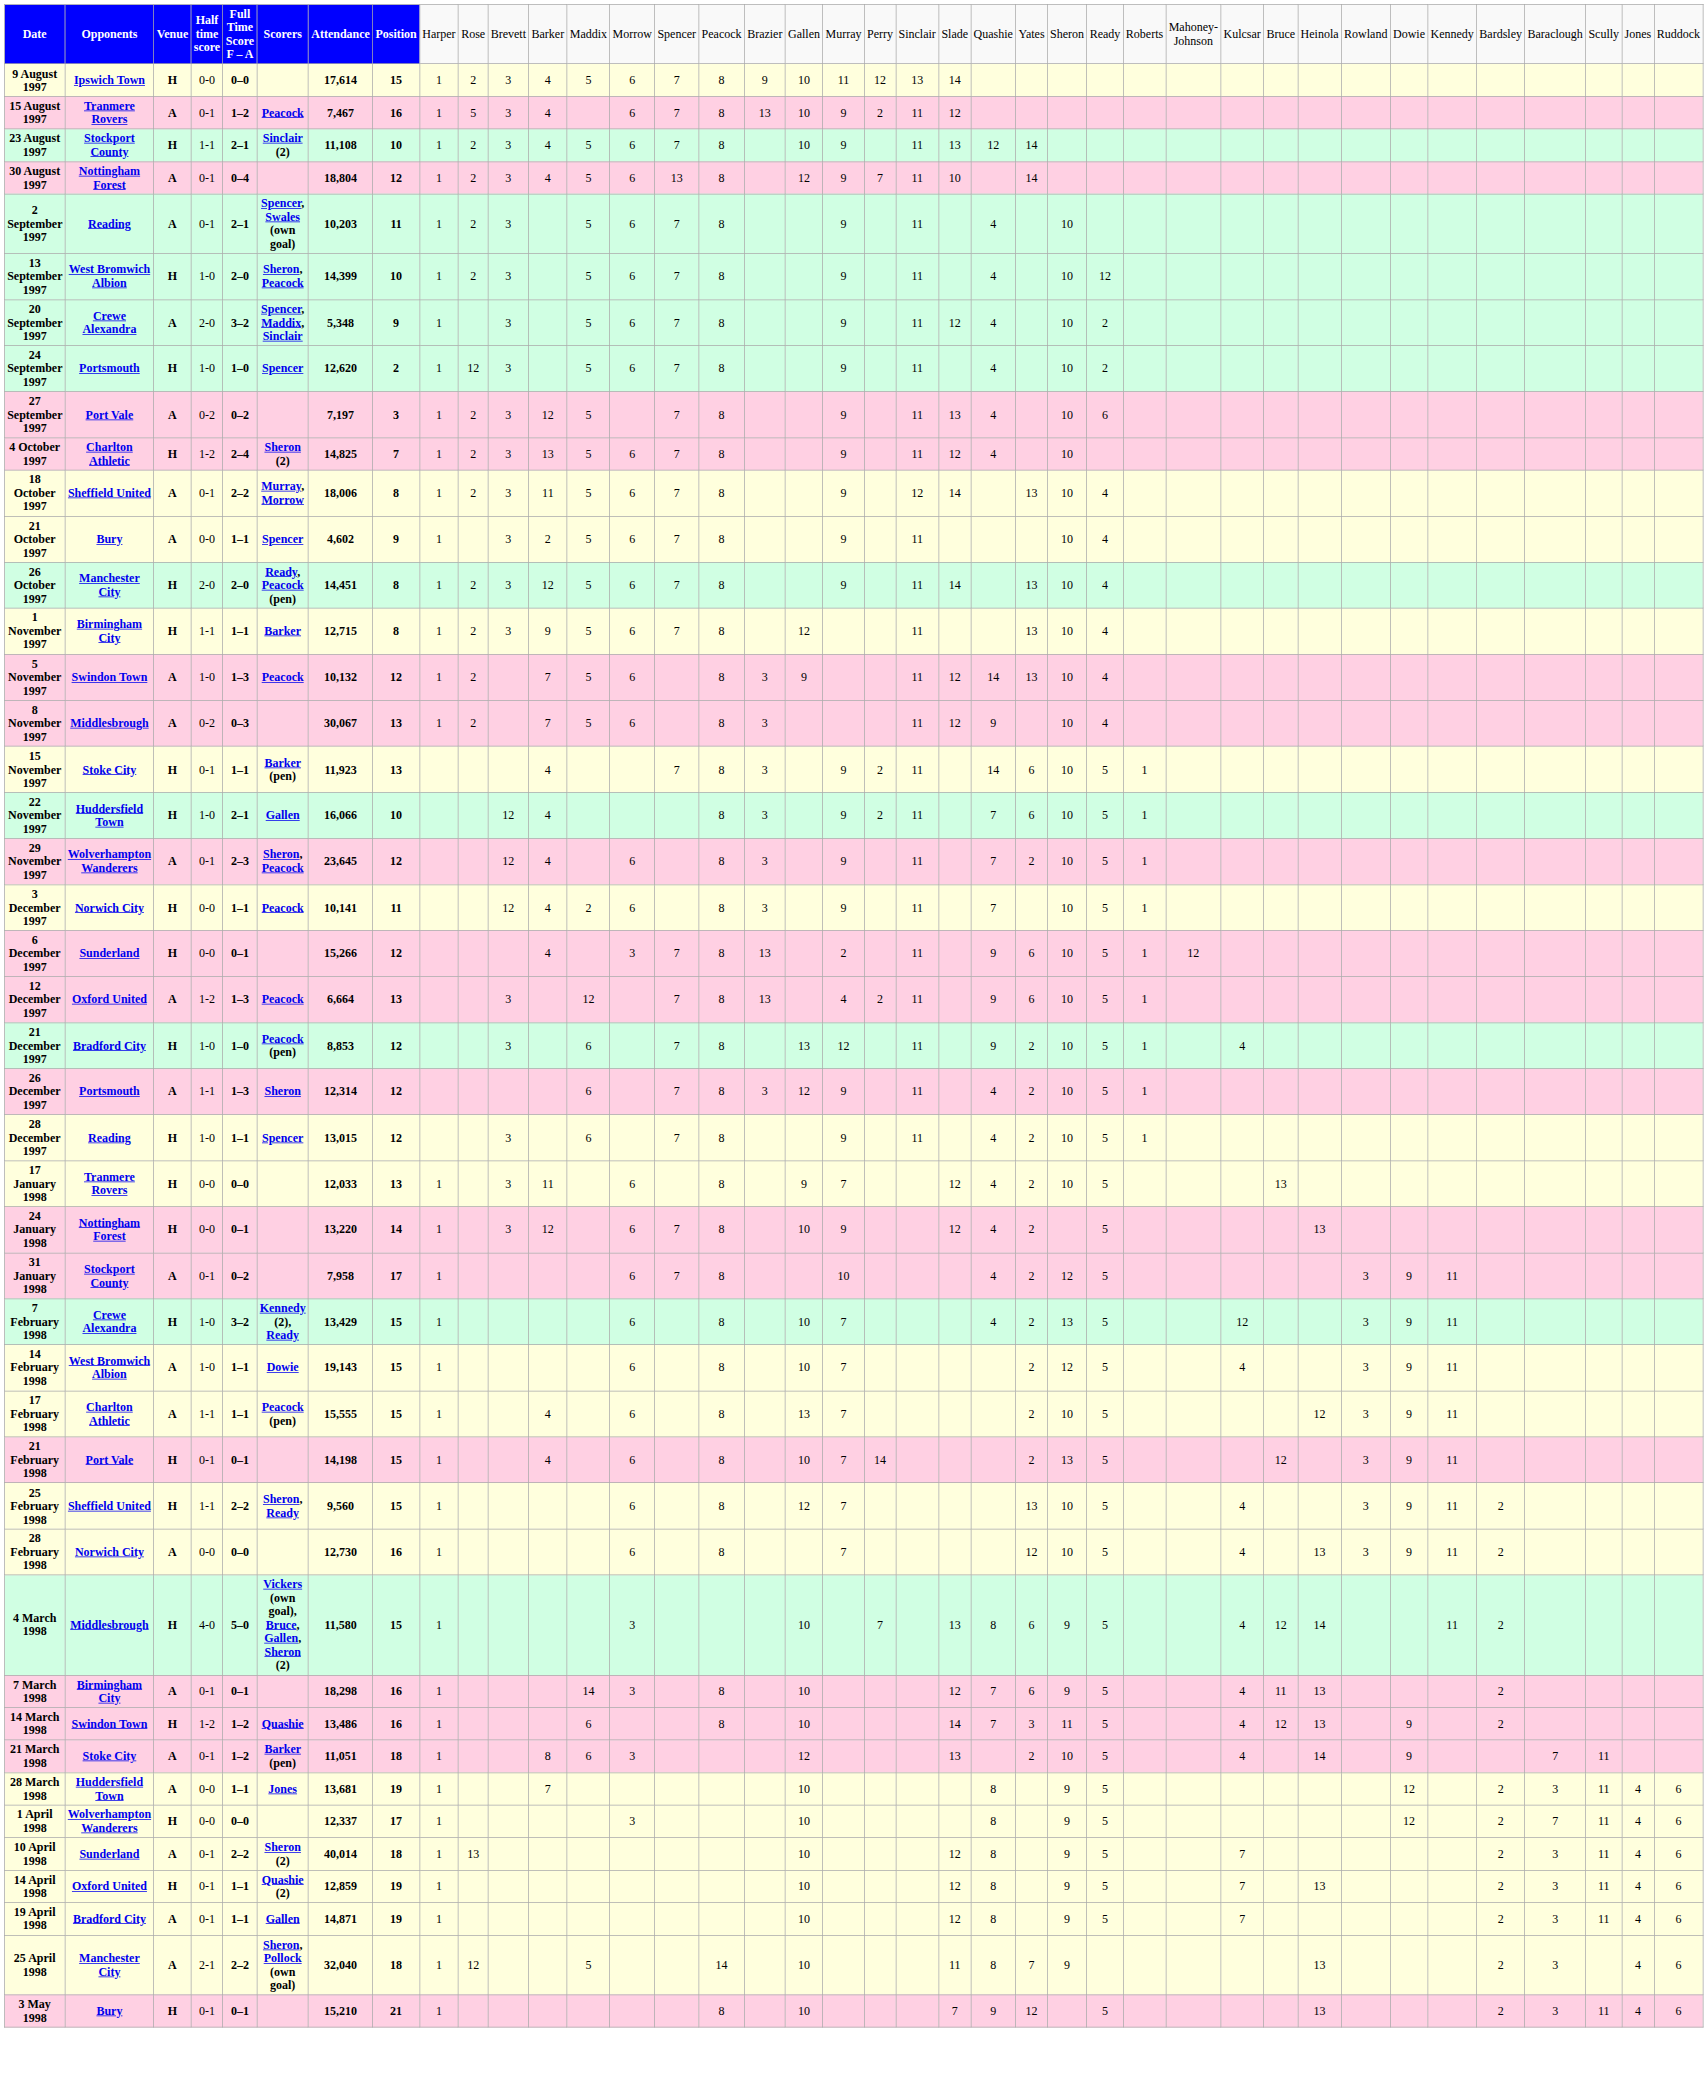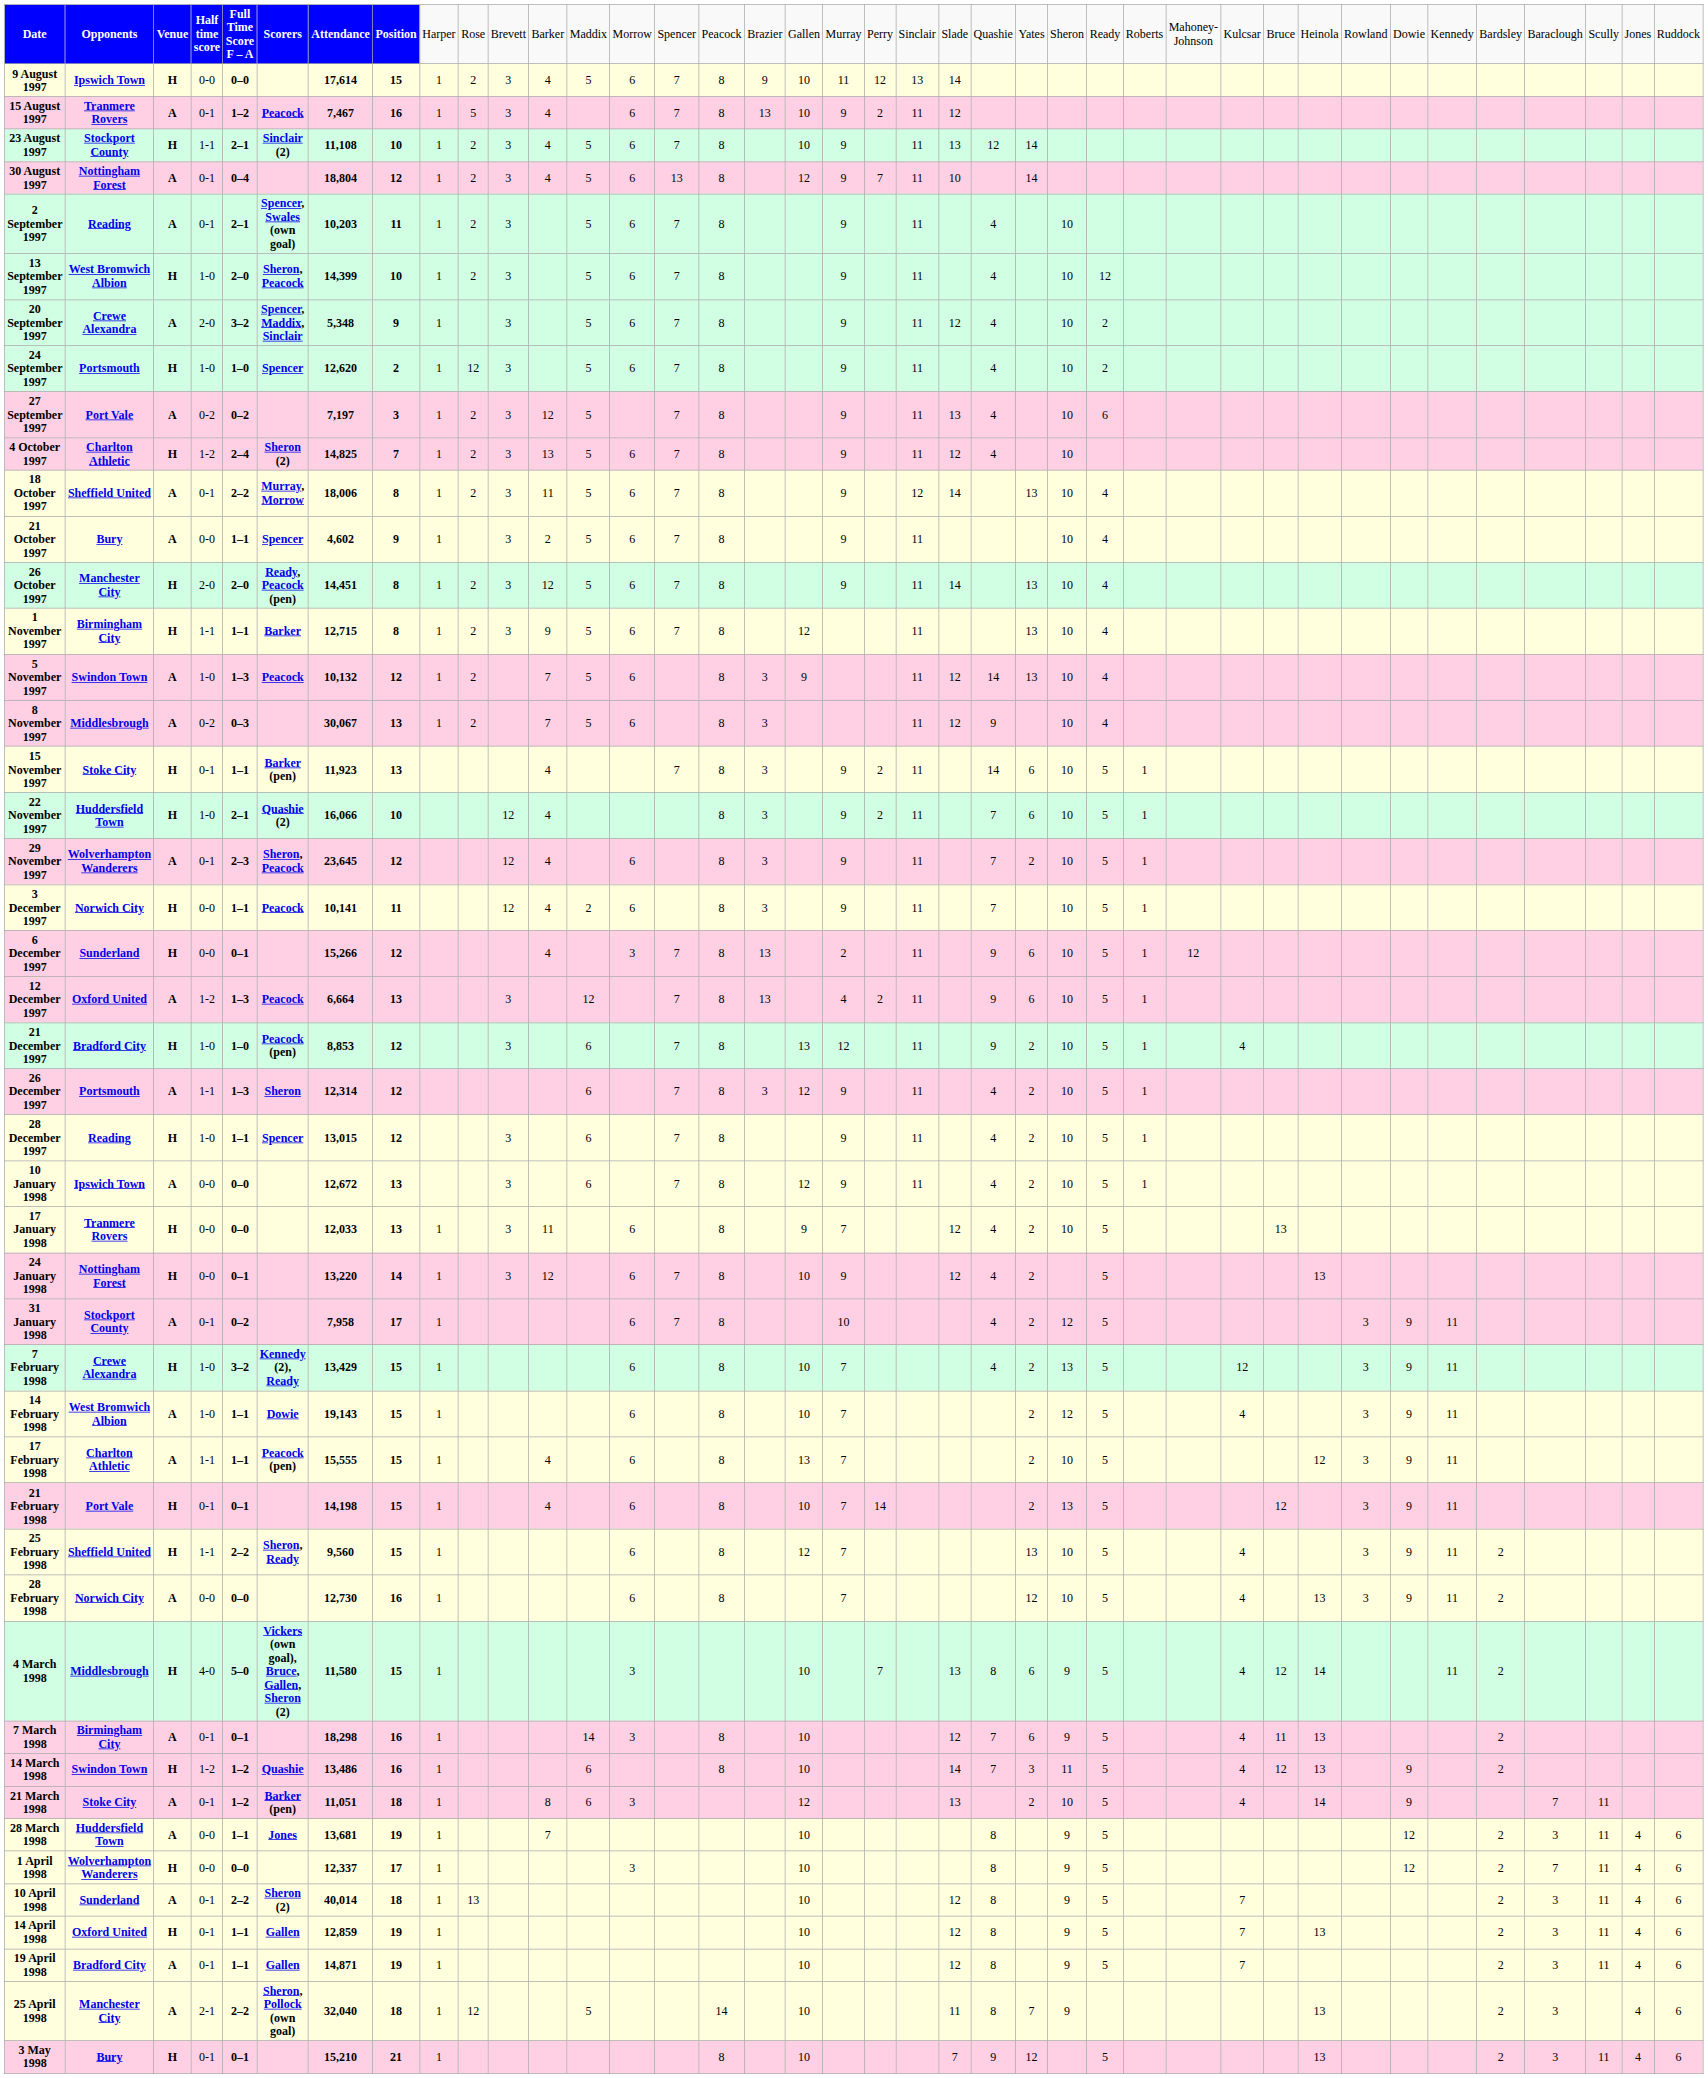(283, 815) Gallen -> (283, 815) Quashie (2)
+ row: (35, 1183)
(283, 1886) Quashie (2) -> (283, 1932) Gallen
